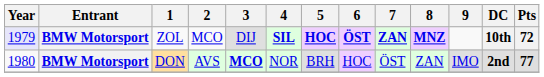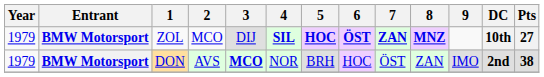(21, 38) lavender background -> (21, 38) no background
(527, 38) 72 -> (527, 38) 27
(21, 60) 1980 -> (21, 60) 1979
(527, 60) 77 -> (527, 60) 38
